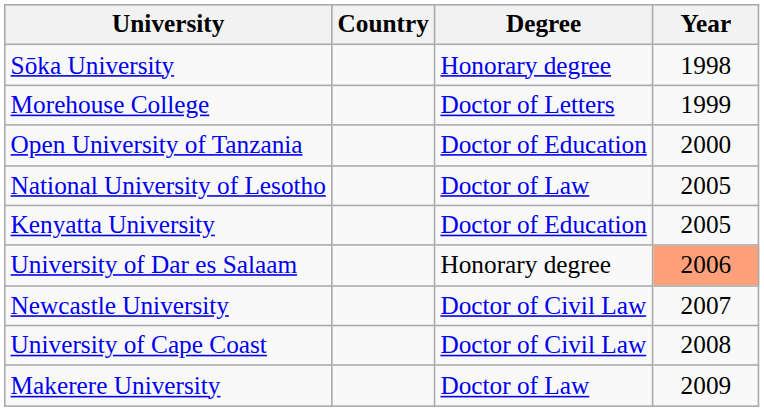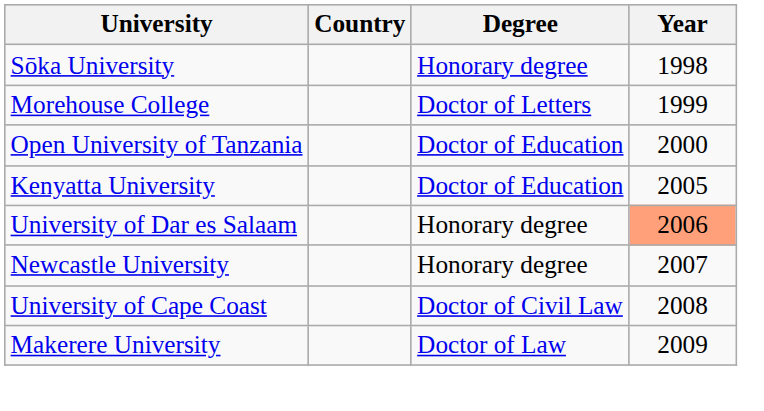- row: (168, 184)
(543, 305) Doctor of Civil Law -> (502, 265) Honorary degree
